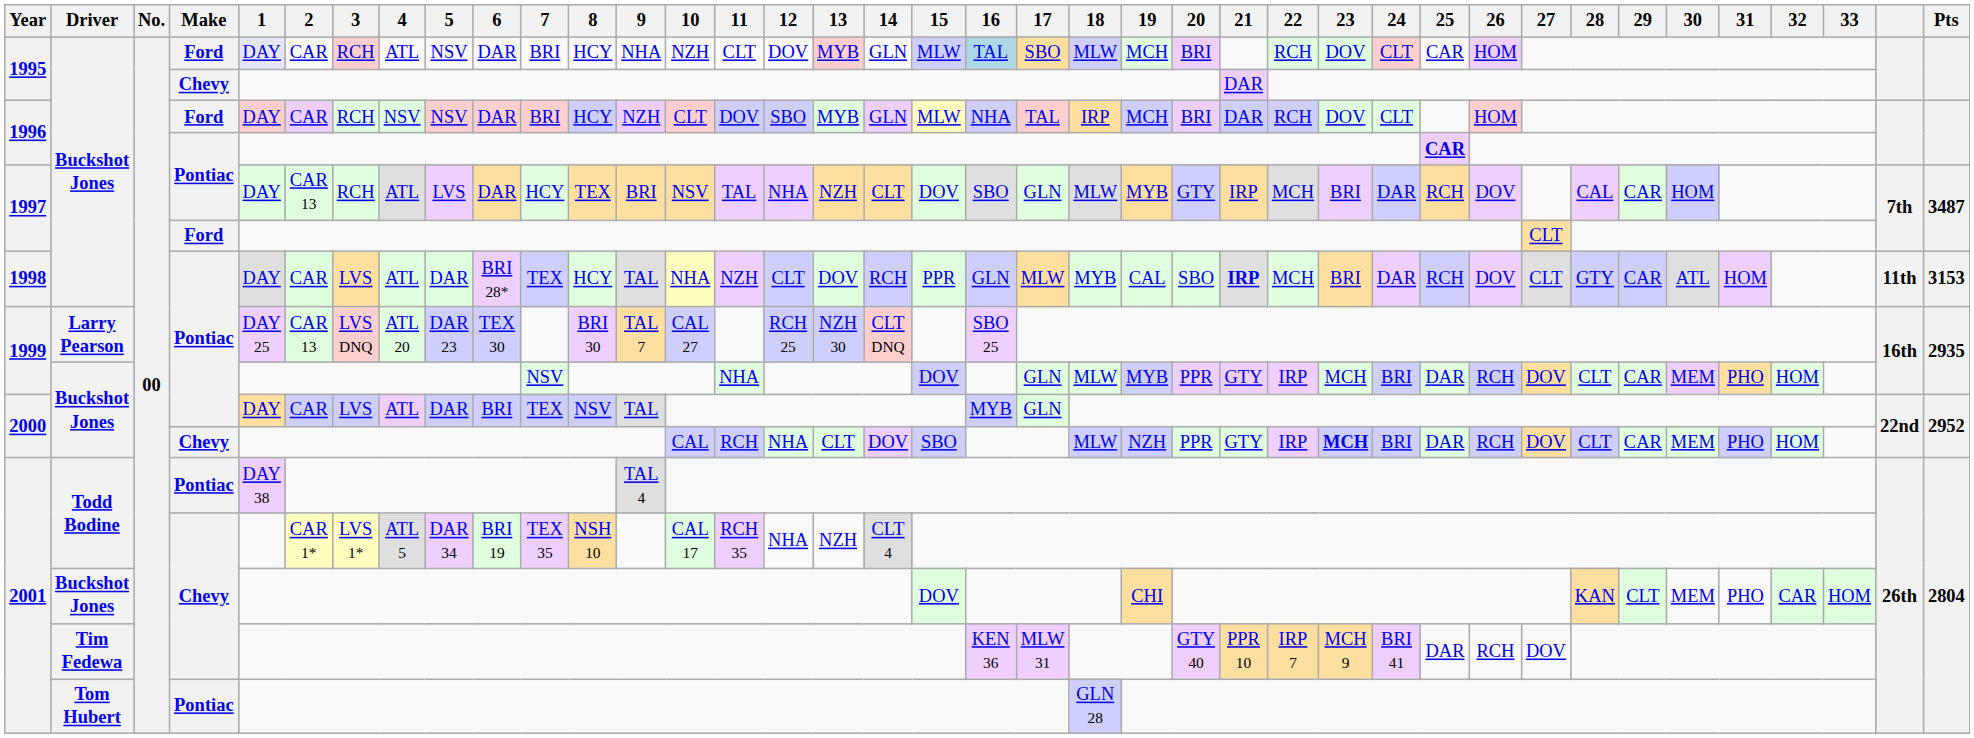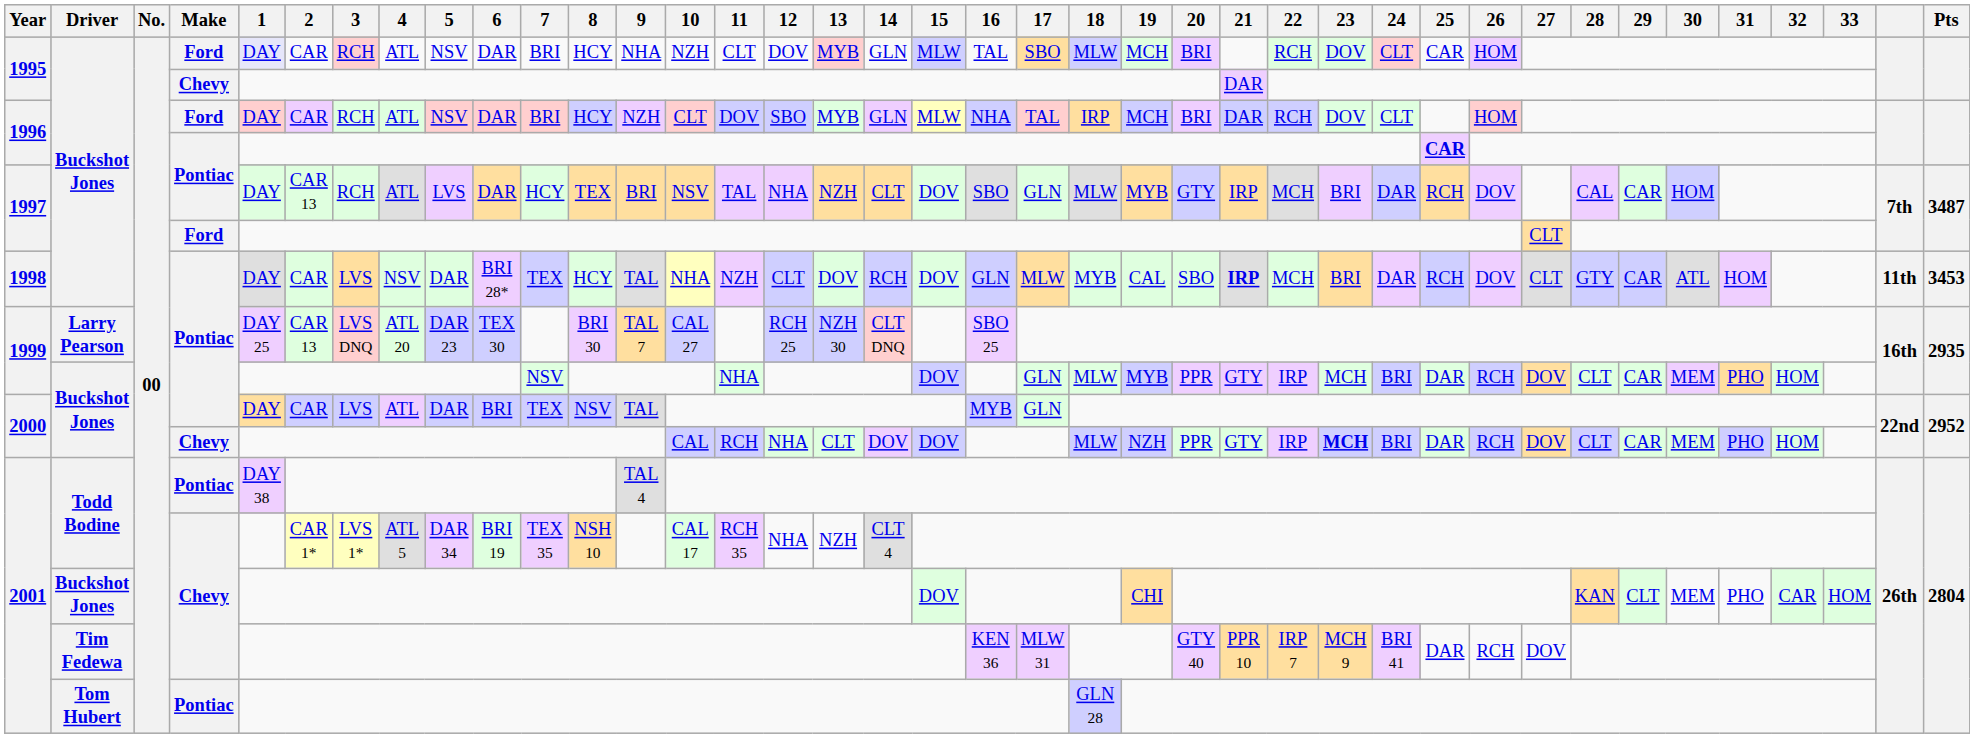(991, 52) lightblue background -> (991, 52) no background
(402, 116) NSV -> (402, 116) ATL
(402, 279) ATL -> (402, 279) NSV
(939, 279) PPR -> (939, 279) DOV
(1946, 279) 3153 -> (1946, 279) 3453
(939, 441) SBO -> (939, 441) DOV
